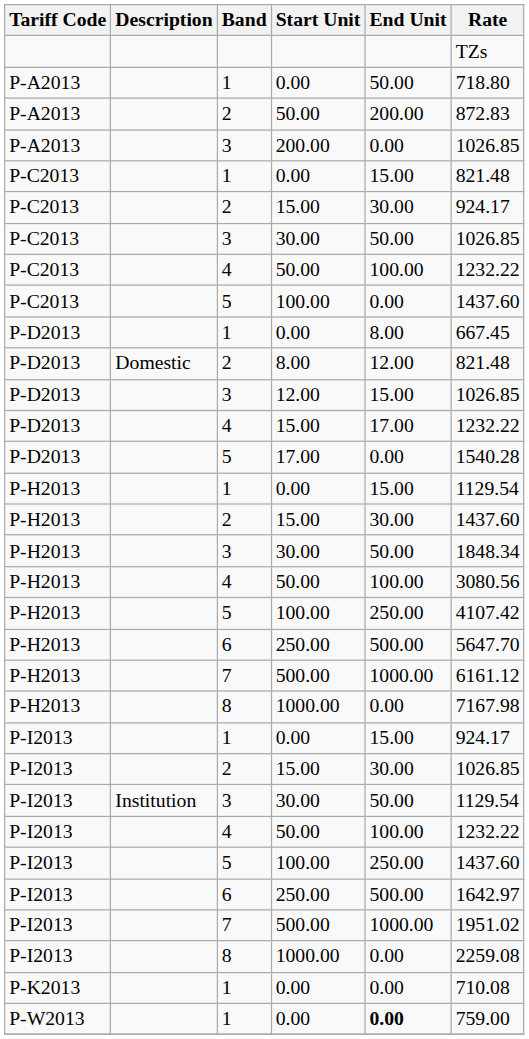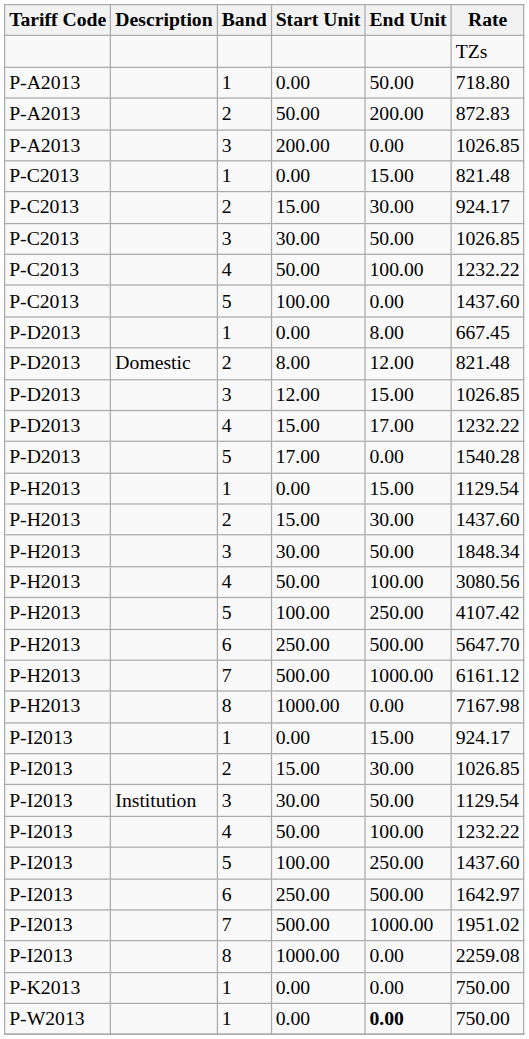(483, 987) 710.08 -> (483, 987) 750.00
(483, 1018) 759.00 -> (483, 1018) 750.00
